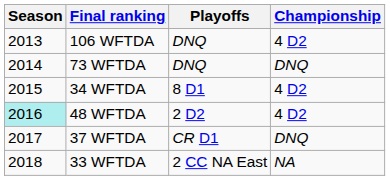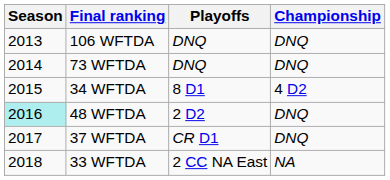(290, 41) 4 D2 -> (291, 41) DNQ
(290, 114) 4 D2 -> (291, 114) DNQ
